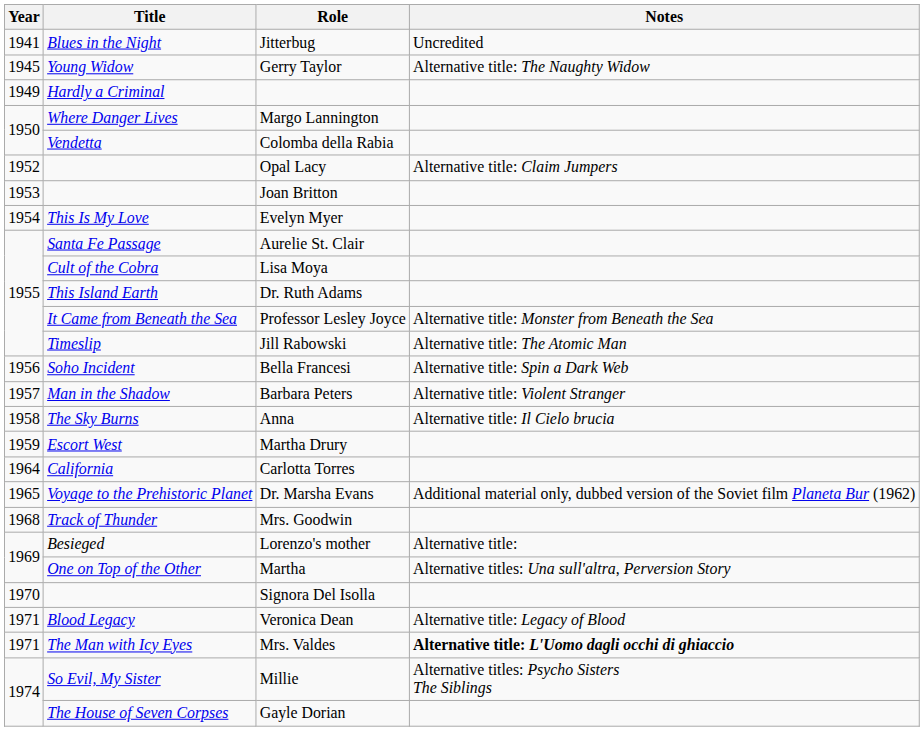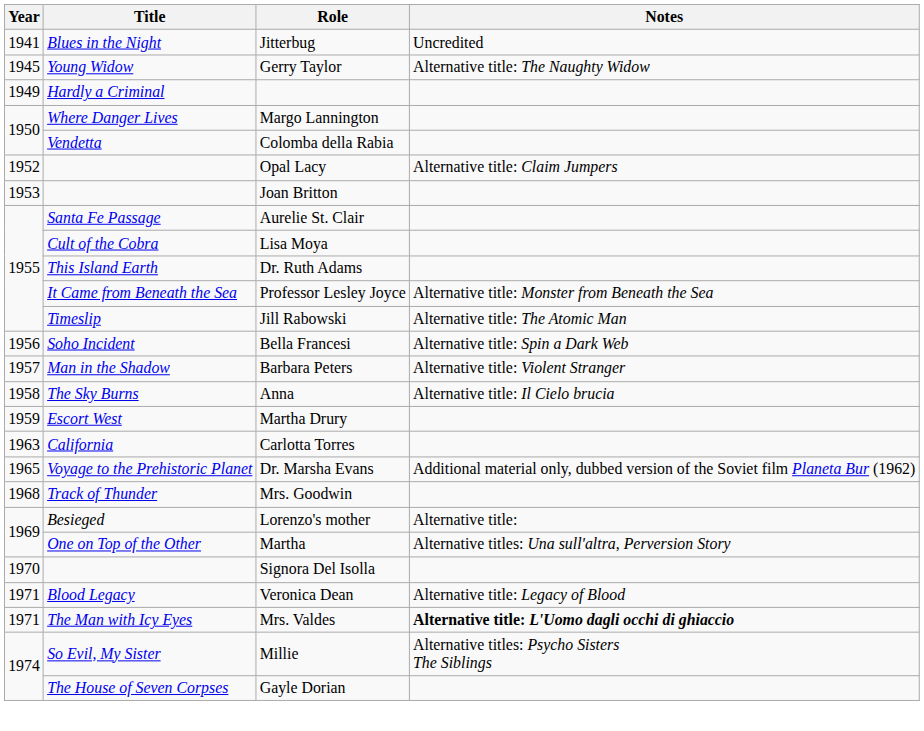- row: (301, 218)
(24, 469) 1964 -> (24, 444) 1963
